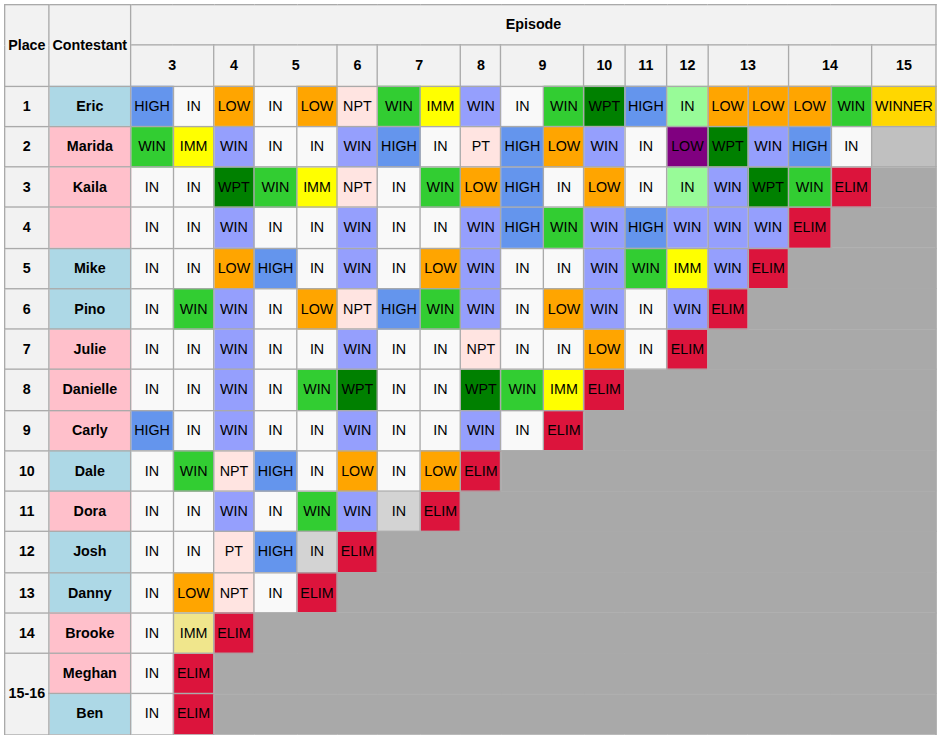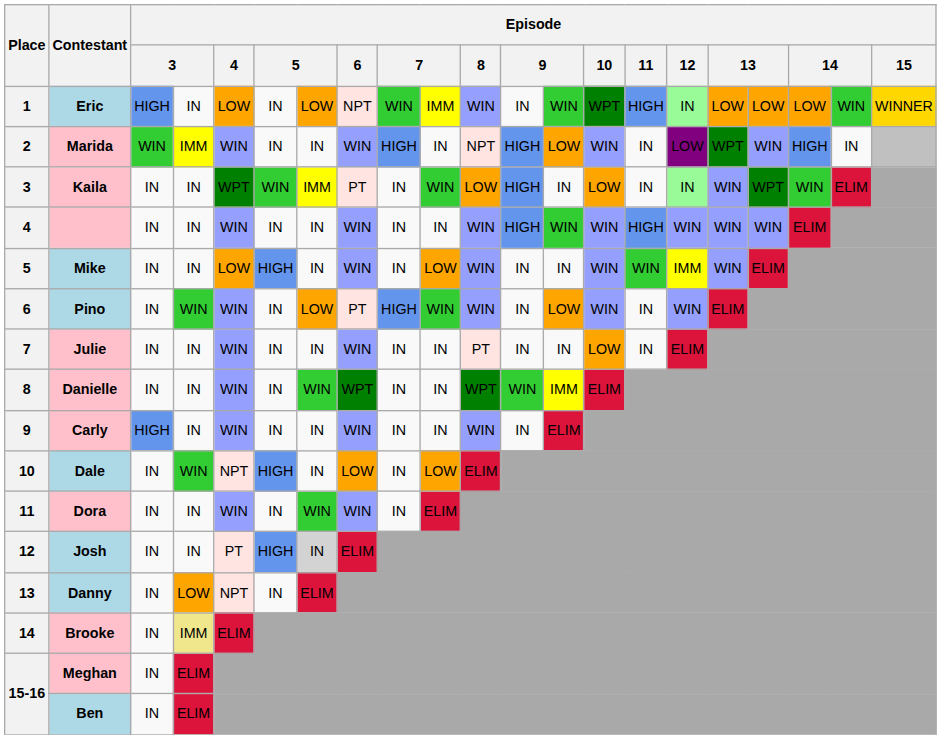(481, 146) PT -> (481, 146) NPT
(357, 186) NPT -> (357, 186) PT
(357, 308) NPT -> (357, 308) PT
(481, 348) NPT -> (481, 348) PT
(399, 510) lightgrey background -> (399, 510) no background
